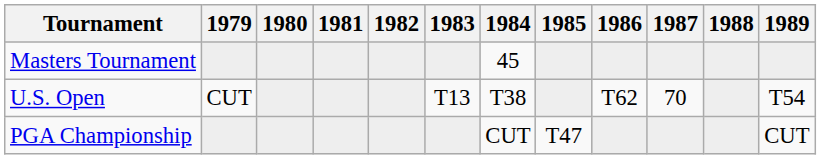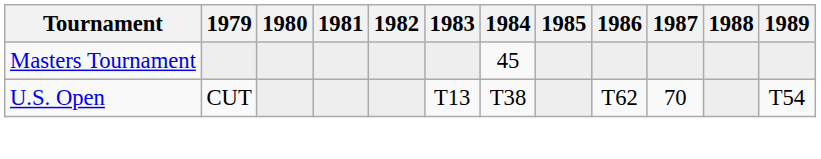- row: (101, 135)
